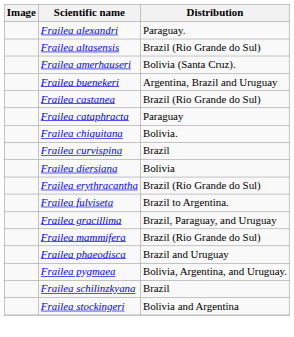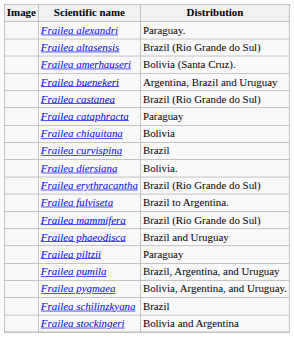(160, 133) Bolivia. -> (159, 133) Bolivia
(159, 168) Bolivia -> (160, 168) Bolivia.
- row: (81, 220)
+ row: (71, 254)
+ row: (74, 271)
